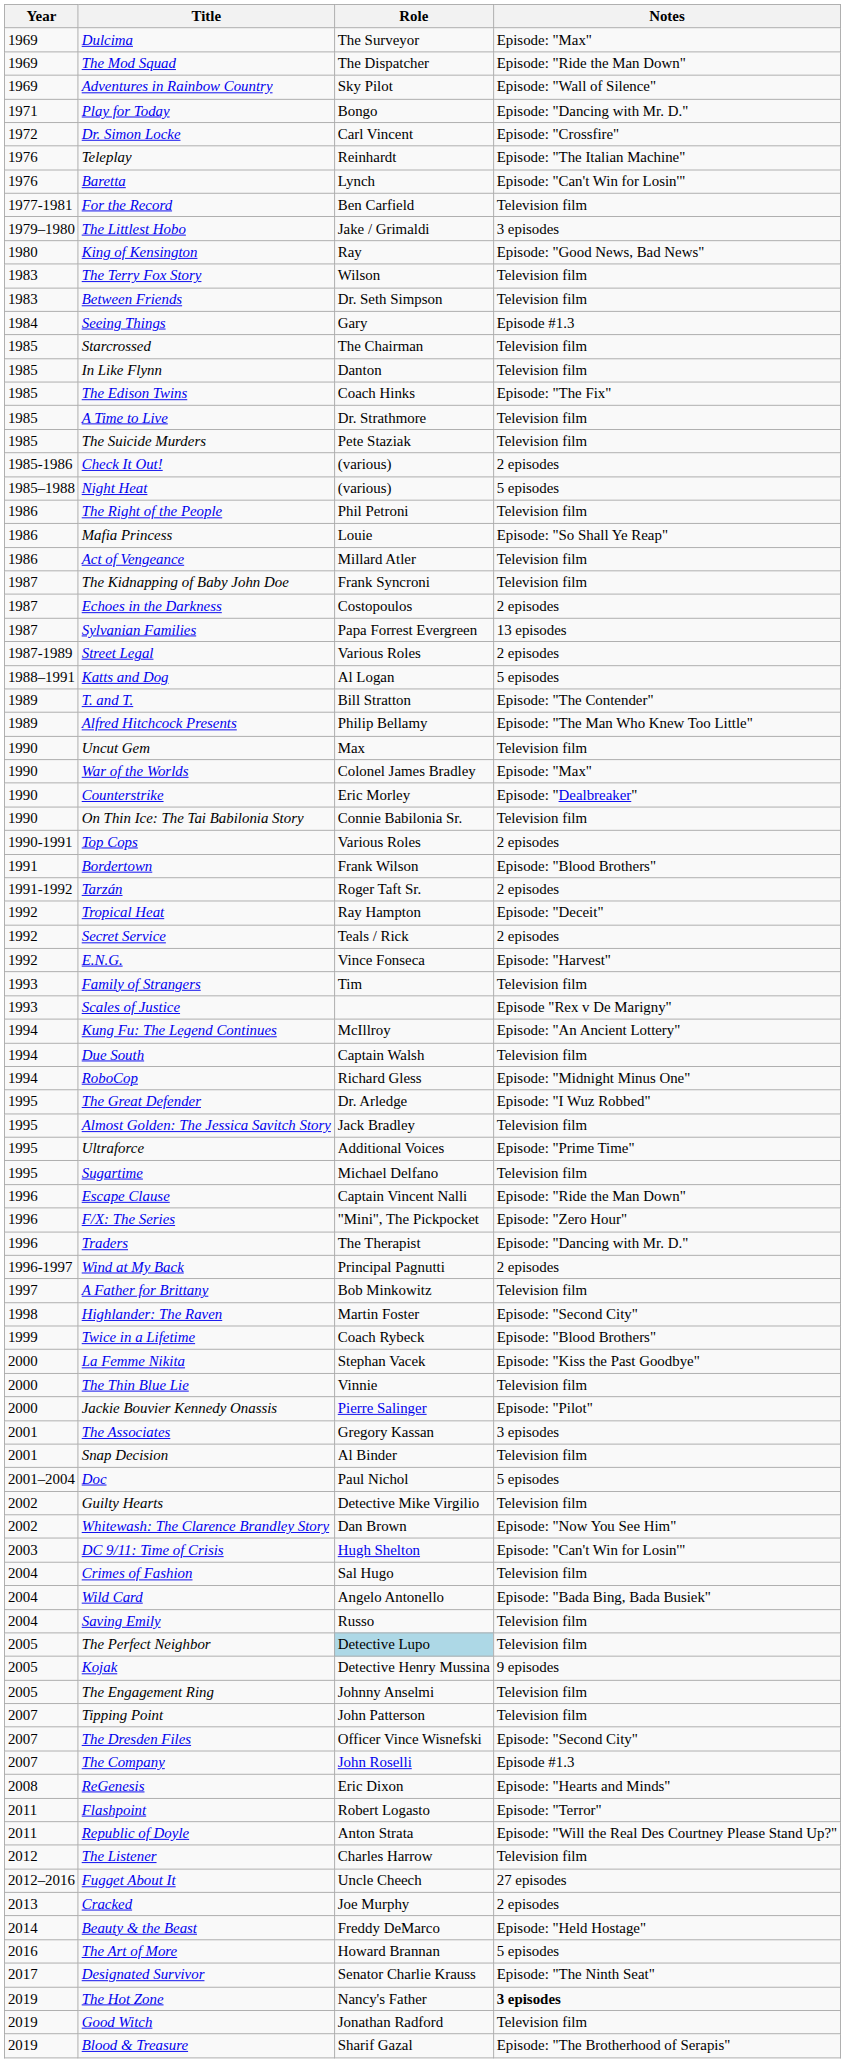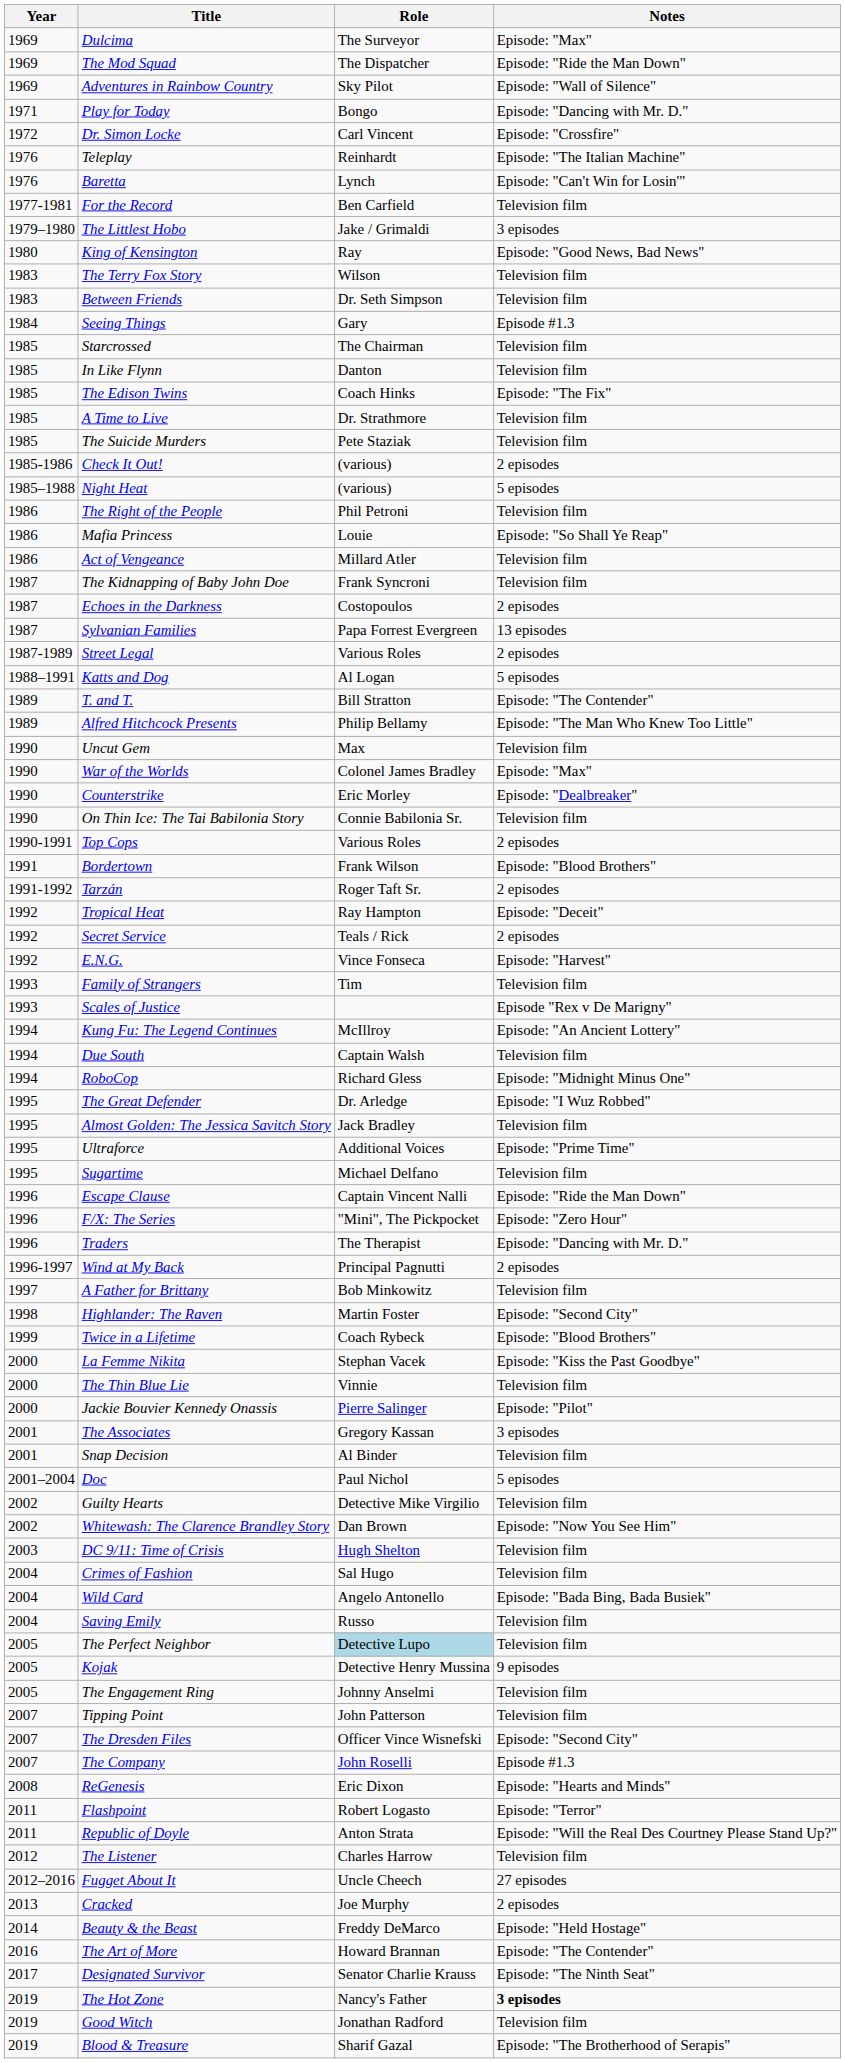(591, 1550) Episode: "Can't Win for Losin'" -> (542, 1550) Television film
(528, 1951) 5 episodes -> (575, 1951) Episode: "The Contender"
